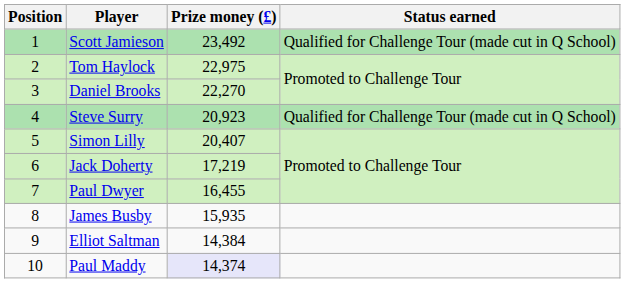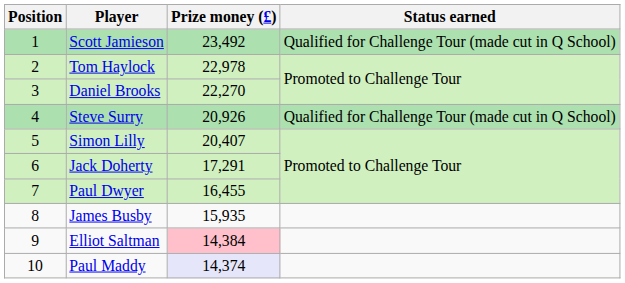(224, 66) 22,975 -> (224, 66) 22,978
(224, 116) 20,923 -> (224, 116) 20,926
(224, 166) 17,219 -> (224, 166) 17,291
(224, 240) no background -> (224, 240) pink background
